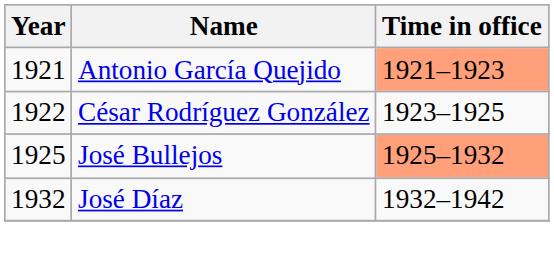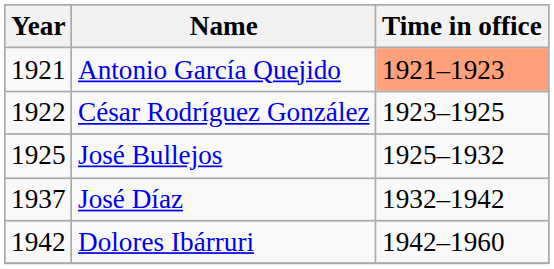(443, 155) lightsalmon background -> (443, 155) no background
(38, 198) 1932 -> (38, 198) 1937
+ row: (166, 241)
